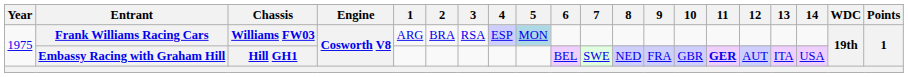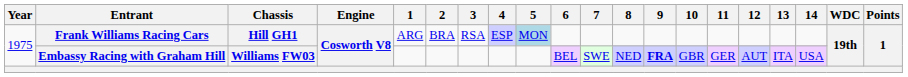(273, 35) Williams FW03 -> (273, 35) Hill GH1
(273, 55) Hill GH1 -> (273, 55) Williams FW03
(659, 55) normal -> (660, 55) bold
(723, 55) bold -> (723, 55) normal
